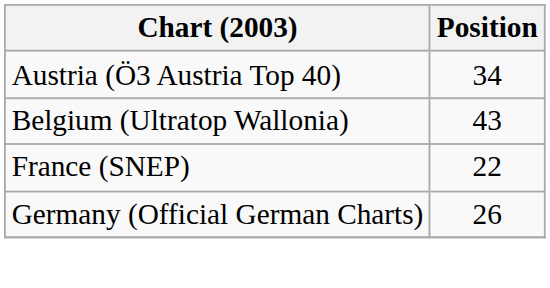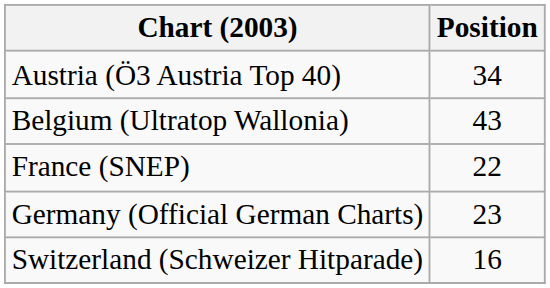(487, 213) 26 -> (487, 213) 23
+ row: (217, 259)
